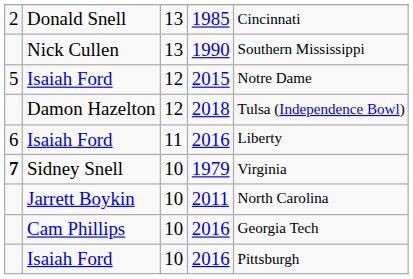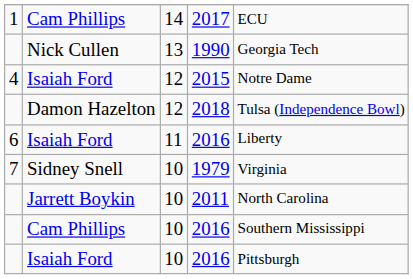+ row: (76, 19)
- row: (77, 19)
(301, 49) Southern Mississippi -> (278, 49) Georgia Tech
(14, 79) 5 -> (14, 79) 4
(14, 169) bold -> (14, 169) normal
(278, 229) Georgia Tech -> (301, 229) Southern Mississippi
